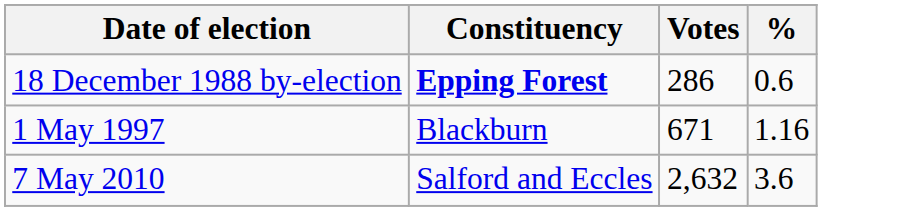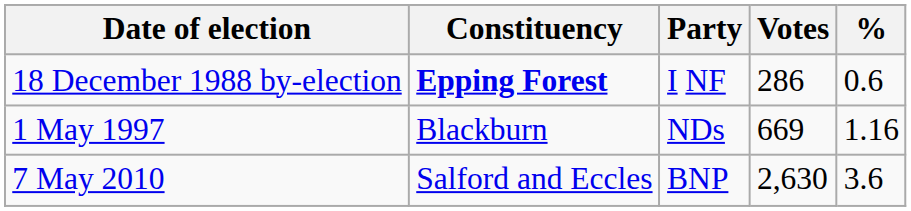+ column: (705, 29)
(691, 129) 671 -> (781, 129) 669
(703, 179) 2,632 -> (792, 179) 2,630
